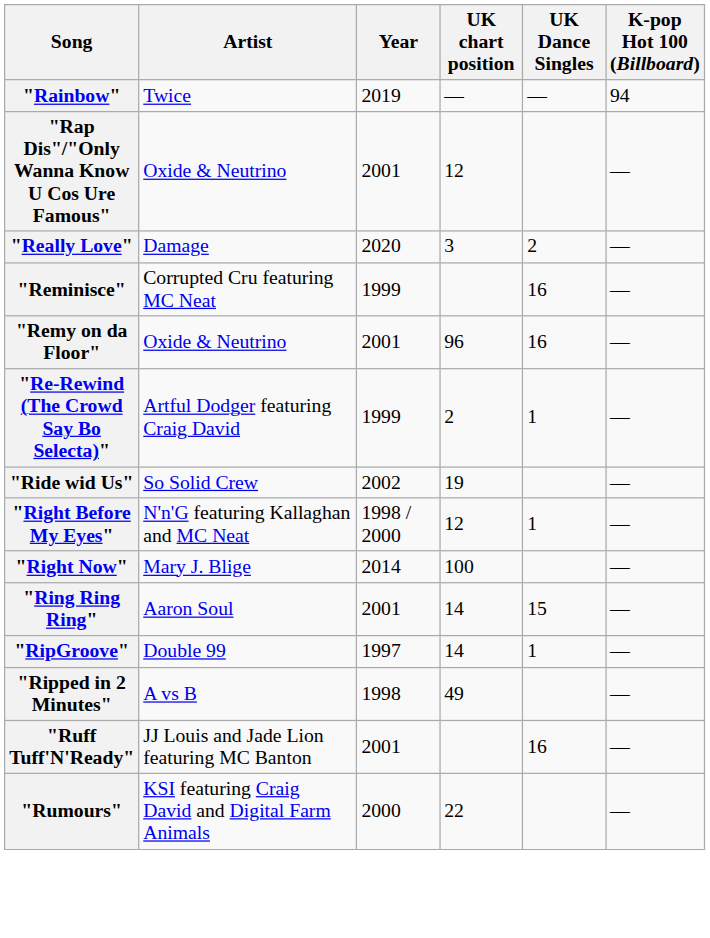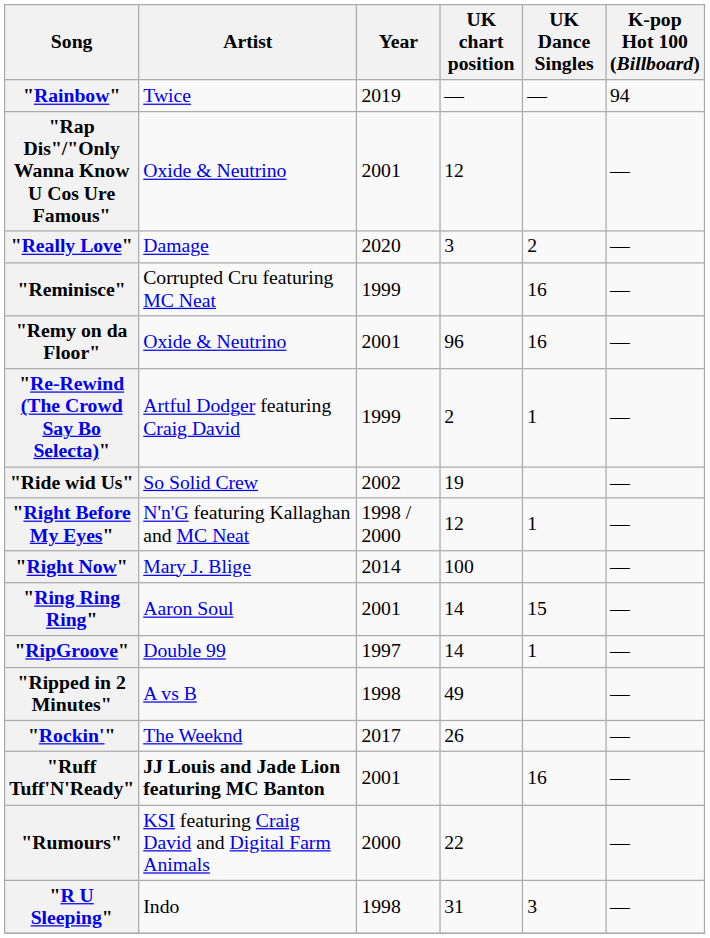+ row: (72, 735)
(233, 746) normal -> (242, 778) bold
+ row: (72, 906)
